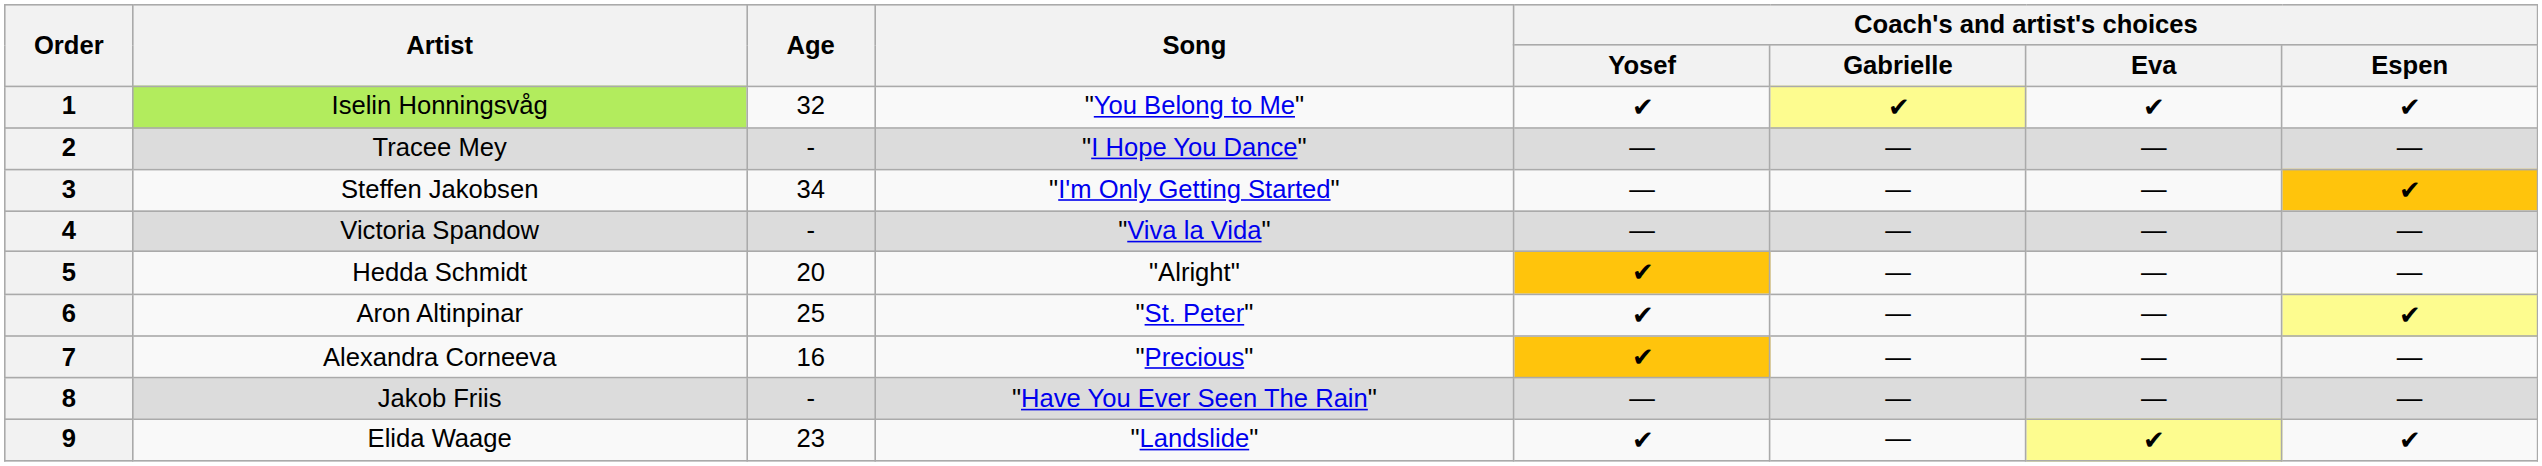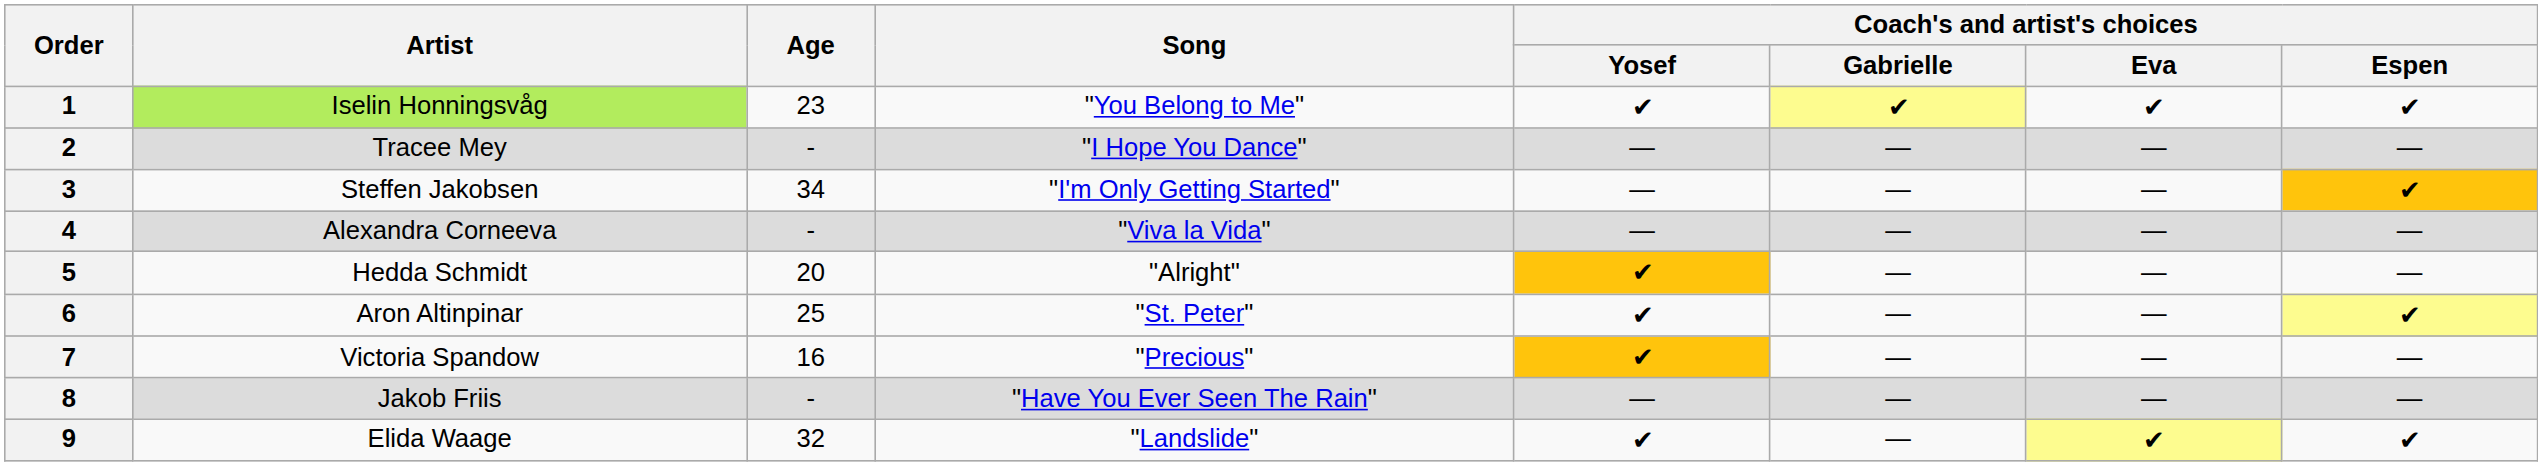(811, 106) 32 -> (811, 106) 23
(440, 231) Victoria Spandow -> (440, 231) Alexandra Corneeva
(440, 356) Alexandra Corneeva -> (440, 356) Victoria Spandow
(811, 439) 23 -> (811, 439) 32
